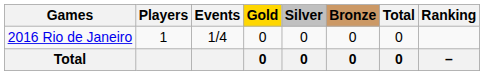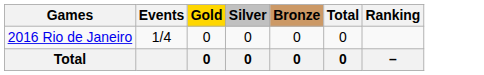- column: (163, 15)
